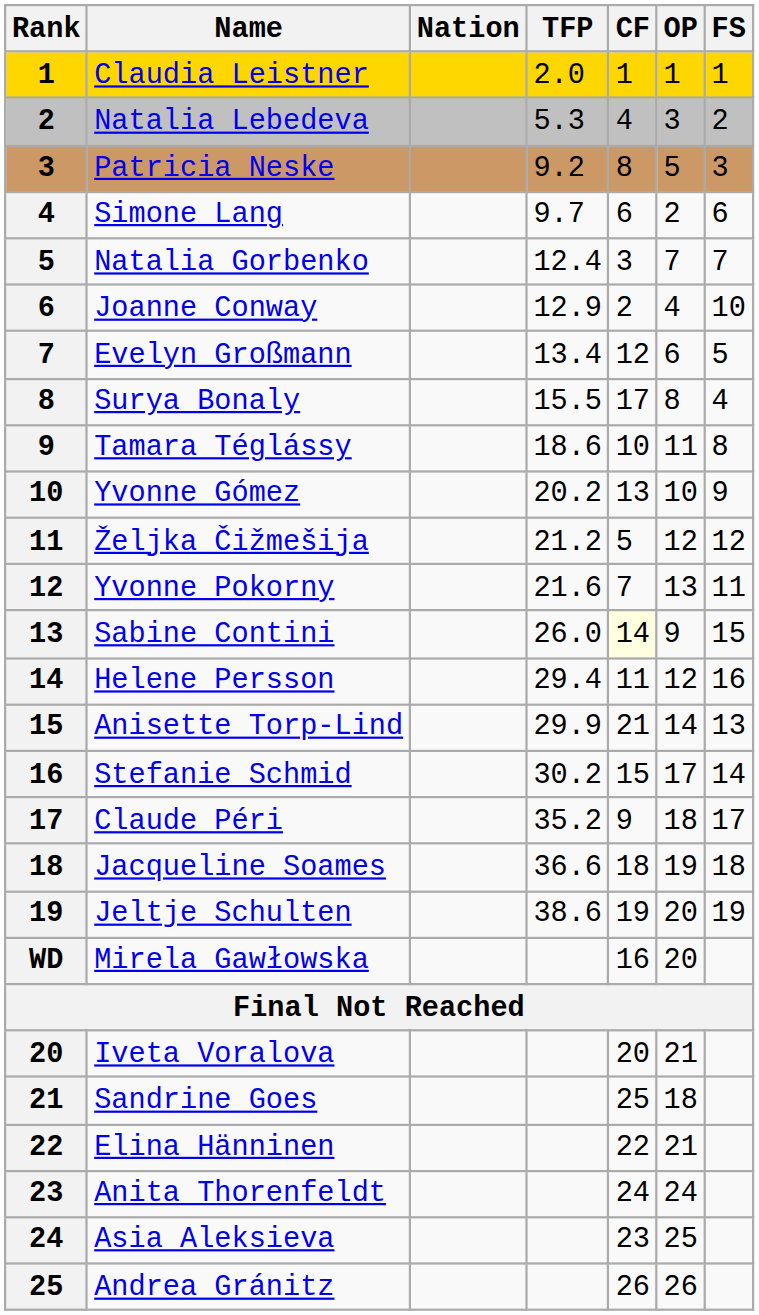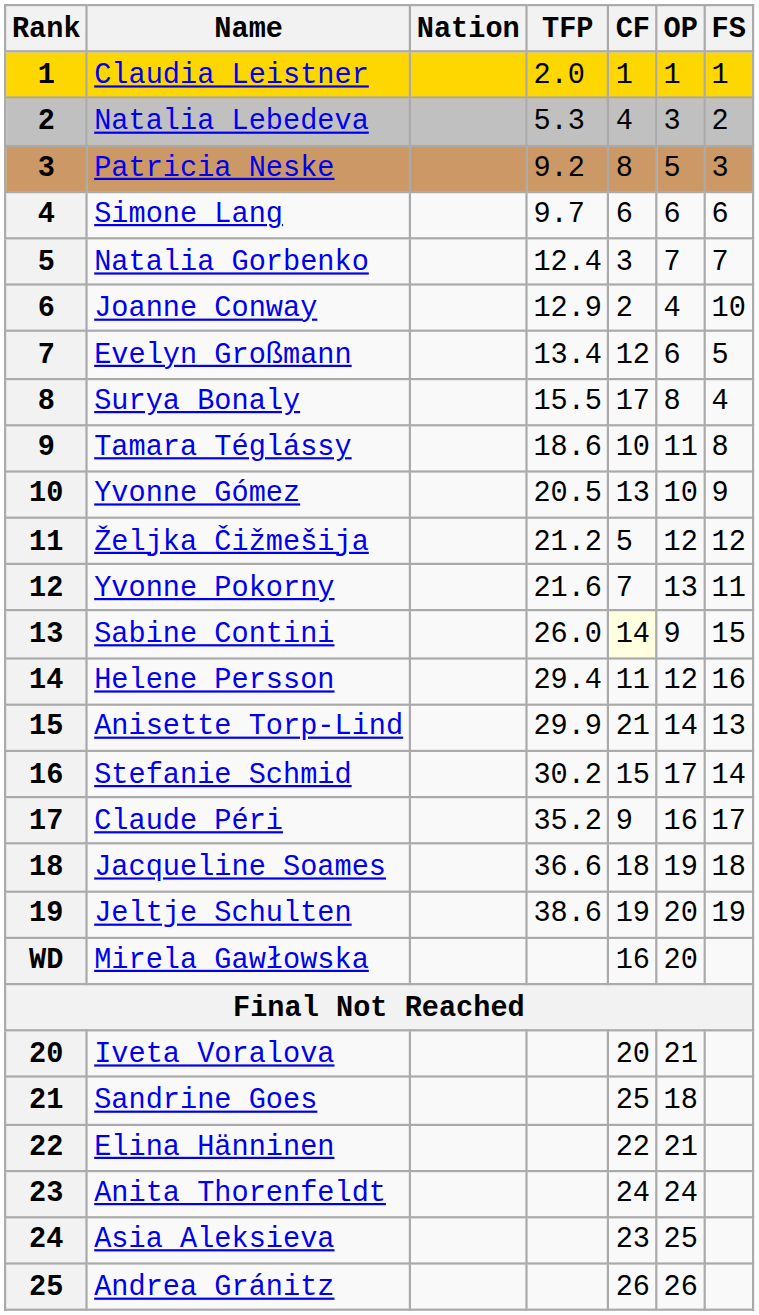(672, 215) 2 -> (672, 215) 6
(568, 495) 20.2 -> (568, 495) 20.5
(681, 821) 18 -> (681, 821) 16
